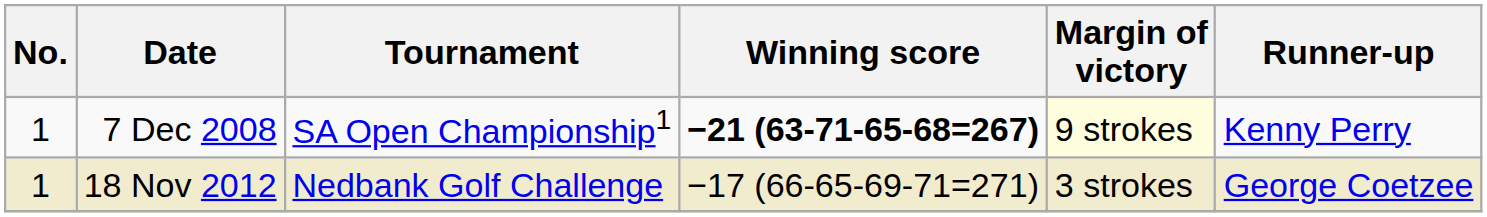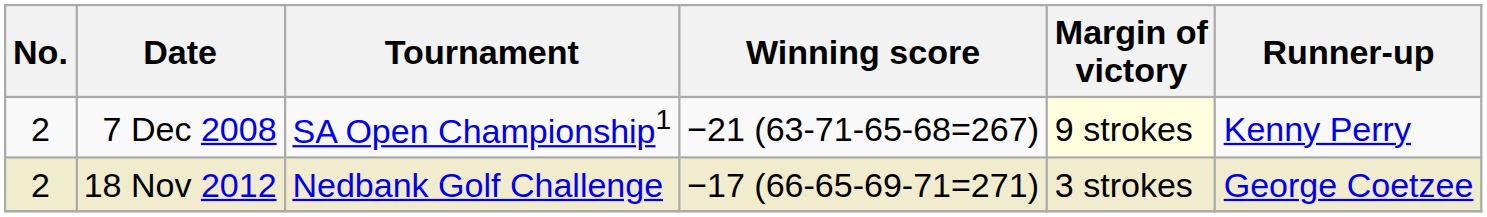(40, 128) 1 -> (40, 128) 2
(863, 128) bold -> (863, 128) normal
(40, 185) 1 -> (40, 185) 2
